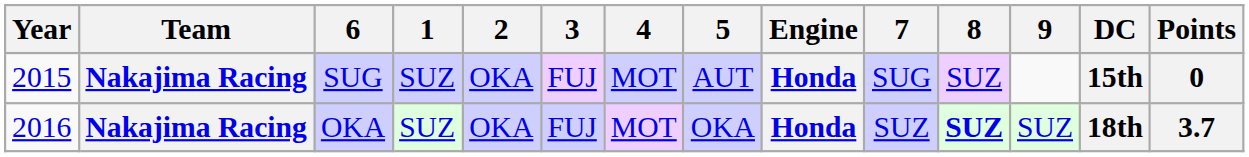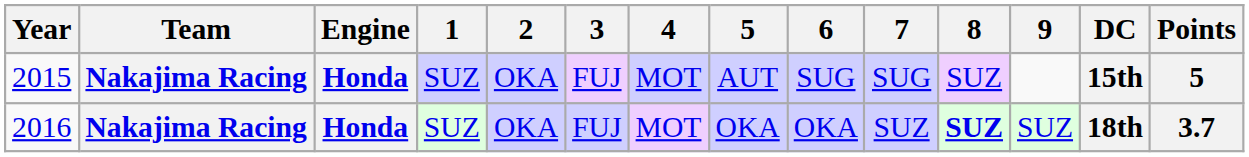columns swapped: (813, 28) <-> (353, 28)
(1197, 77) 0 -> (1197, 77) 5
